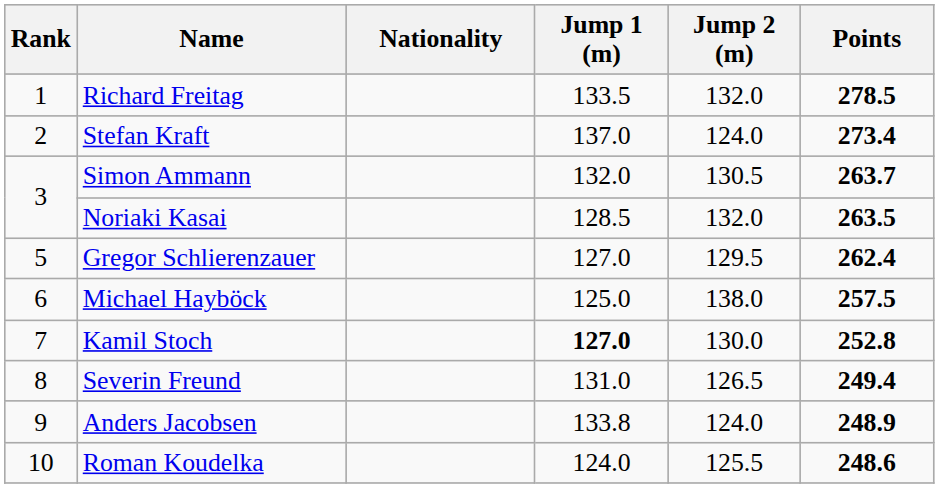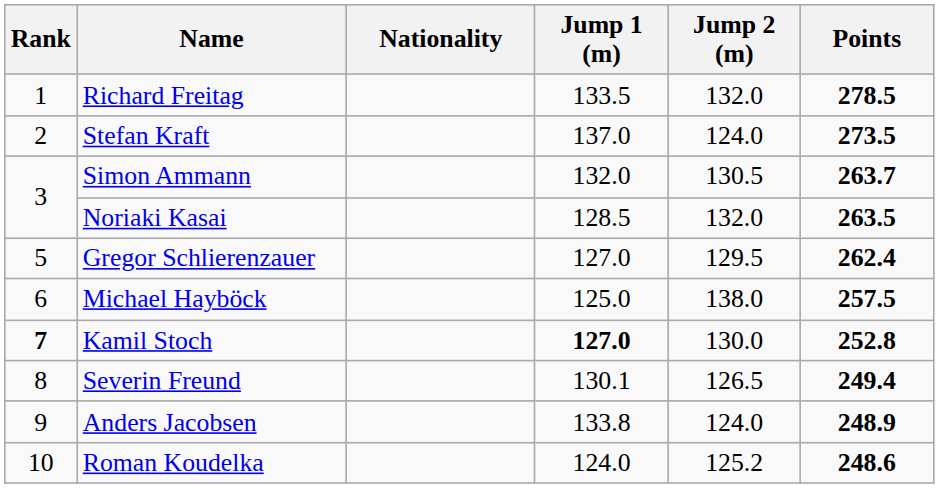(867, 135) 273.4 -> (867, 135) 273.5
(41, 339) normal -> (41, 339) bold
(602, 380) 131.0 -> (602, 380) 130.1
(734, 462) 125.5 -> (734, 462) 125.2
